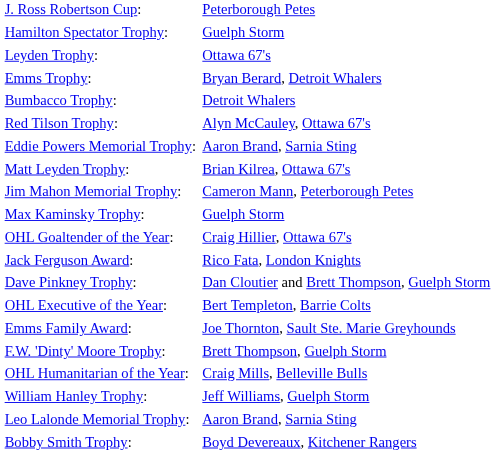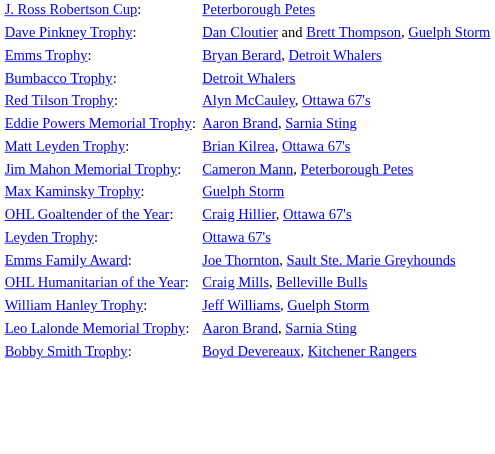- row: (86, 32)
rows swapped: (51, 55) <-> (71, 282)
- row: (69, 260)
- row: (86, 305)
- row: (85, 351)
